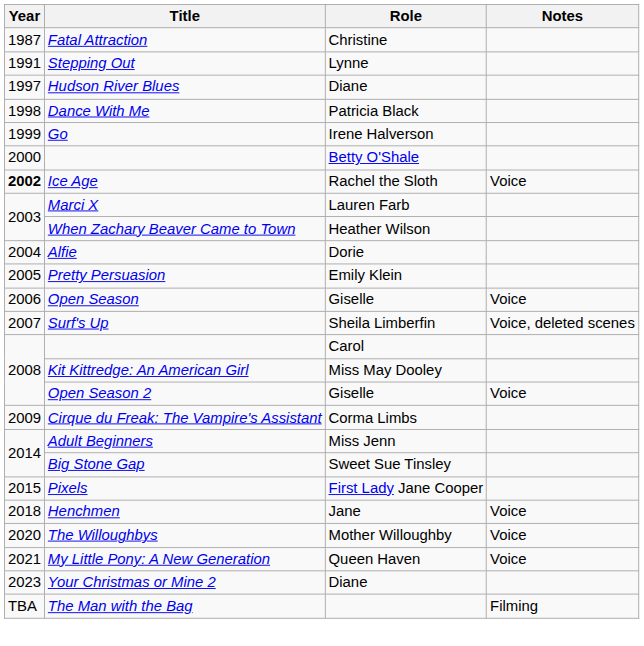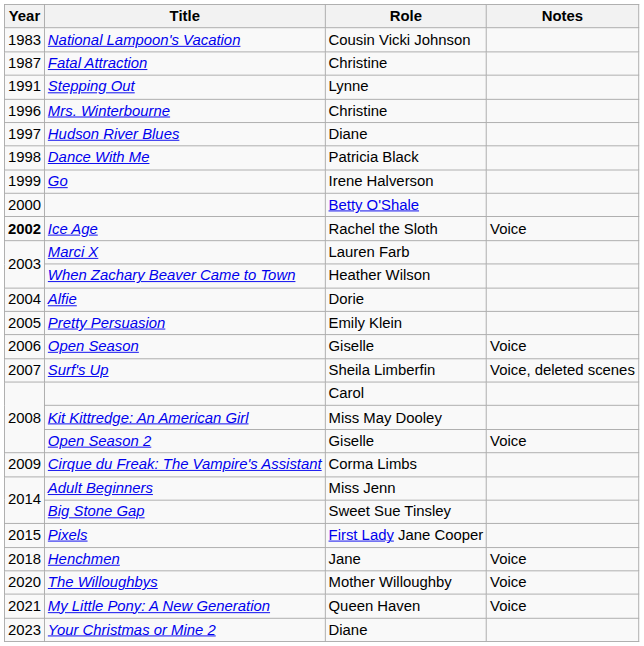+ row: (144, 39)
+ row: (109, 110)
- row: (120, 606)
